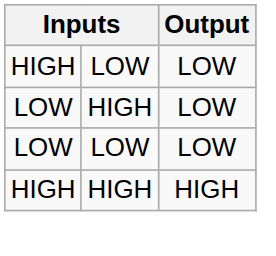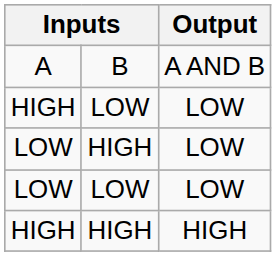+ row: (43, 66)
